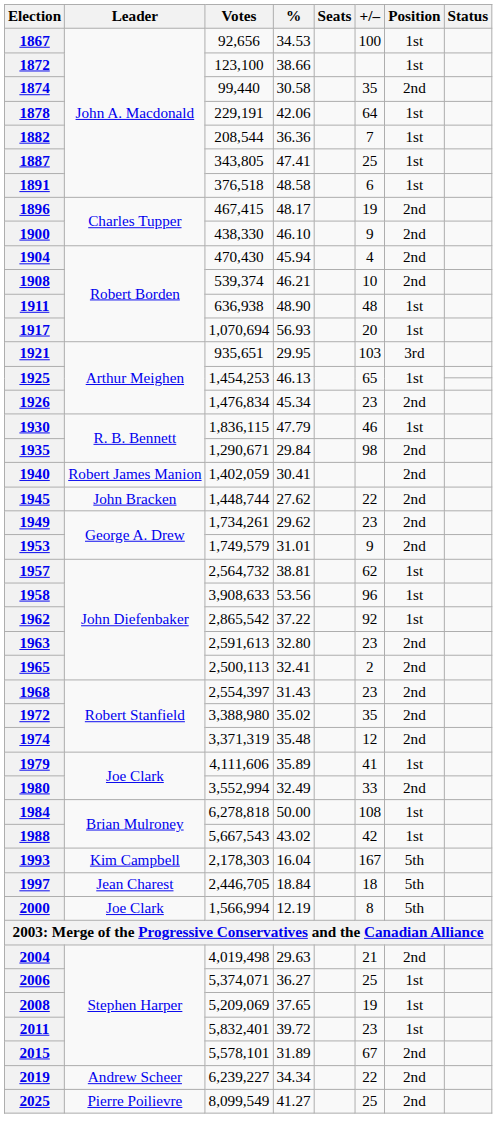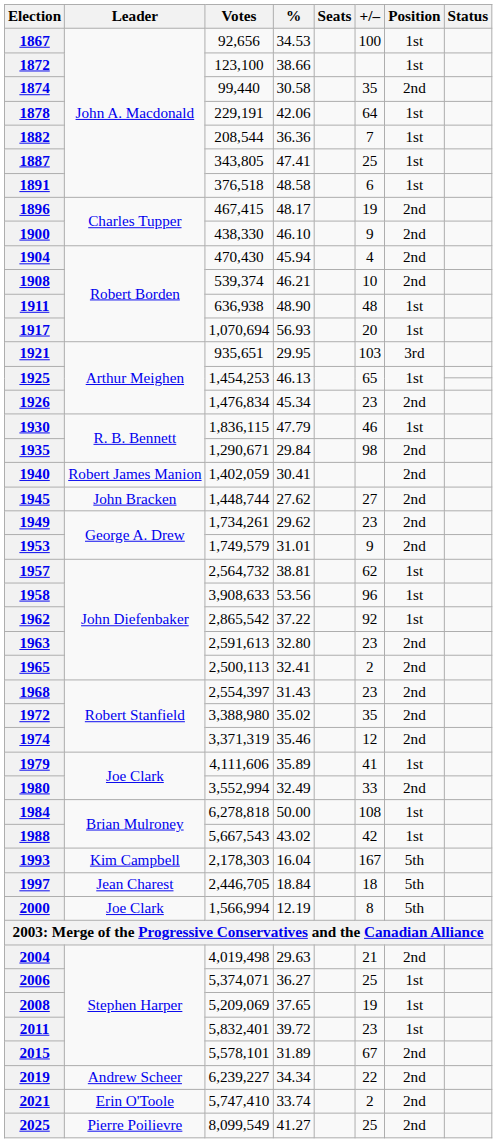(370, 498) 22 -> (370, 498) 27
(293, 739) 35.48 -> (293, 739) 35.46
+ row: (35, 1101)
